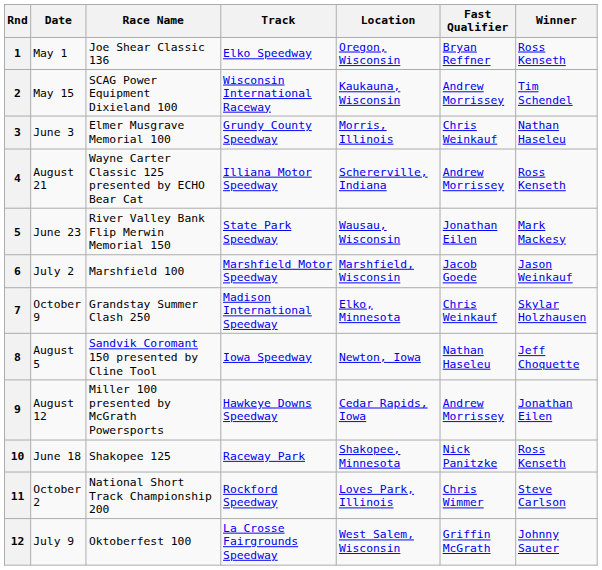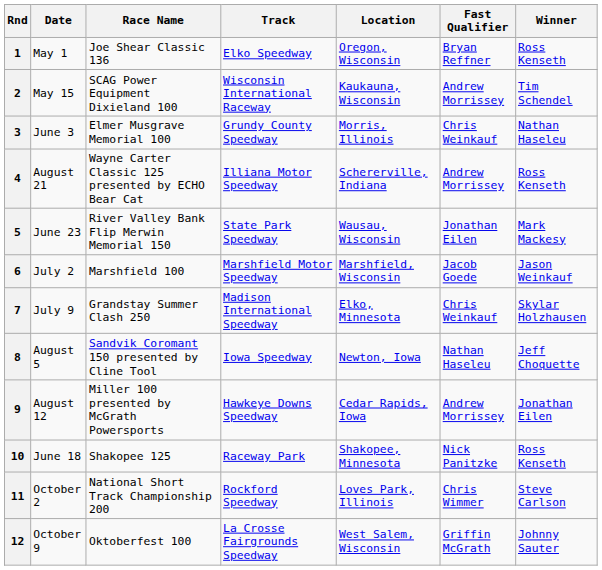(57, 310) October 9 -> (54, 310) July 9
(54, 541) July 9 -> (57, 541) October 9
